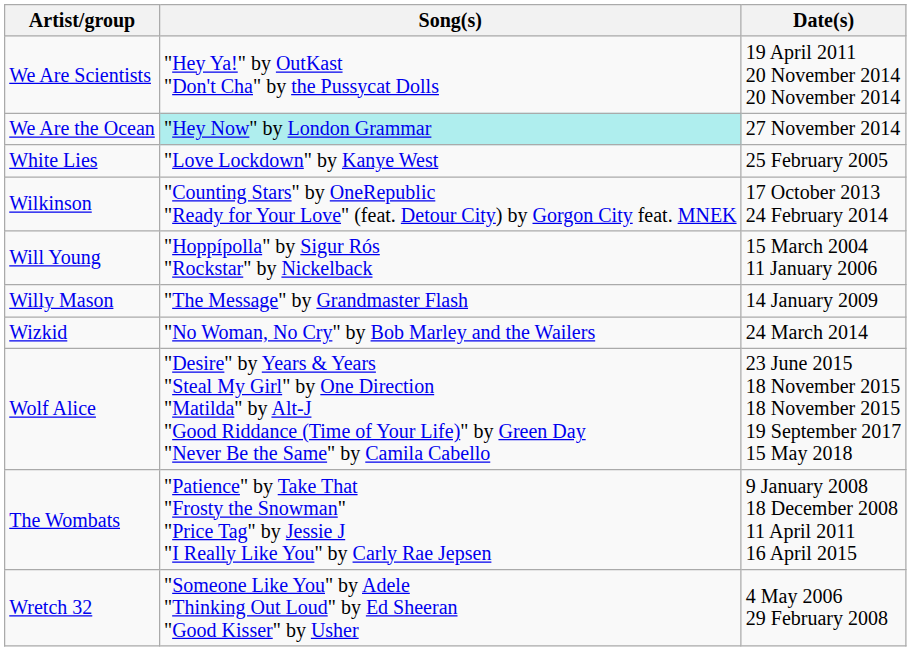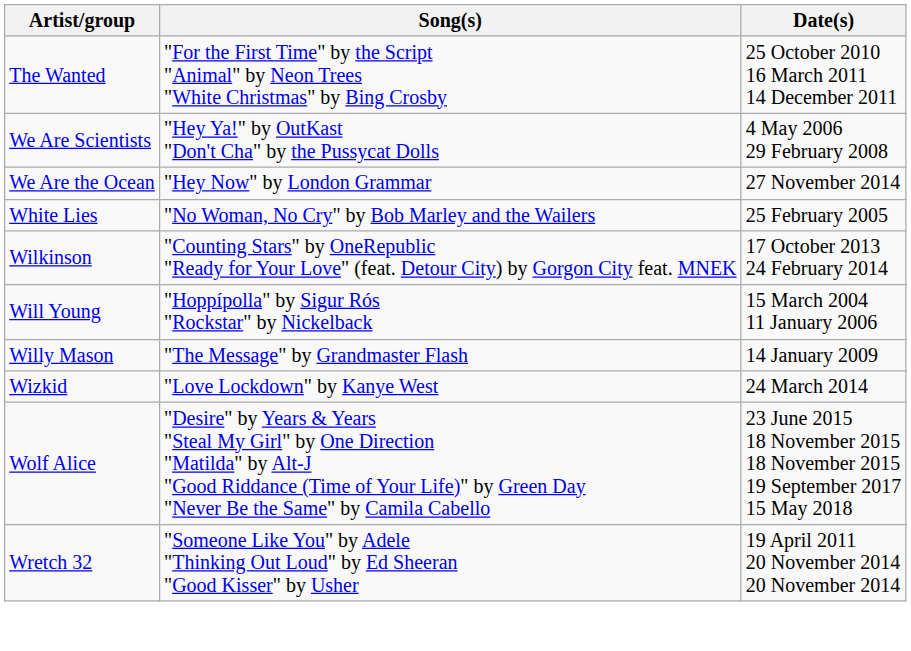+ row: (57, 74)
(823, 74) 19 April 2011 20 November 2014 20 November 2014 -> (817, 140) 4 May 2006 29 February 2008
(298, 128) paleturquoise background -> (298, 183) no background
(301, 160) "Love Lockdown" by Kanye West -> (380, 214) "No Woman, No Cry" by Bob Marley and the Wailers
(380, 332) "No Woman, No Cry" by Bob Marley and the Wailers -> (301, 386) "Love Lockdown" by Kanye West
- row: (65, 519)
(817, 607) 4 May 2006 29 February 2008 -> (823, 562) 19 April 2011 20 November 2014 20 November 2014
